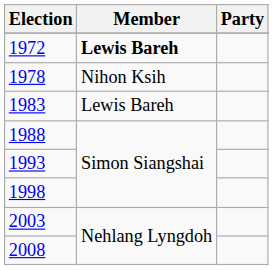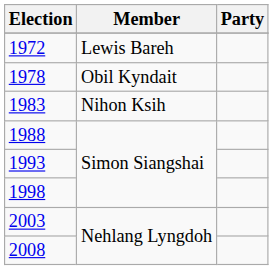(130, 47) bold -> (127, 47) normal
(123, 76) Nihon Ksih -> (129, 76) Obil Kyndait
(127, 105) Lewis Bareh -> (123, 105) Nihon Ksih
